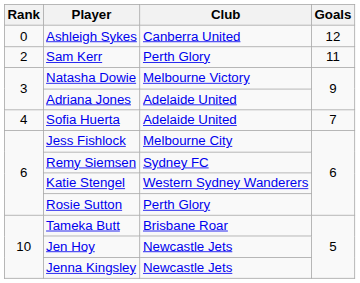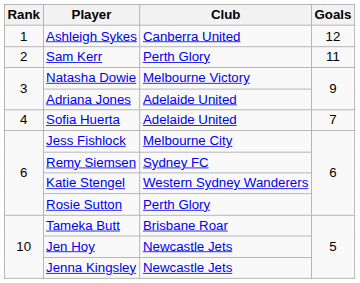(24, 36) 0 -> (24, 36) 1
